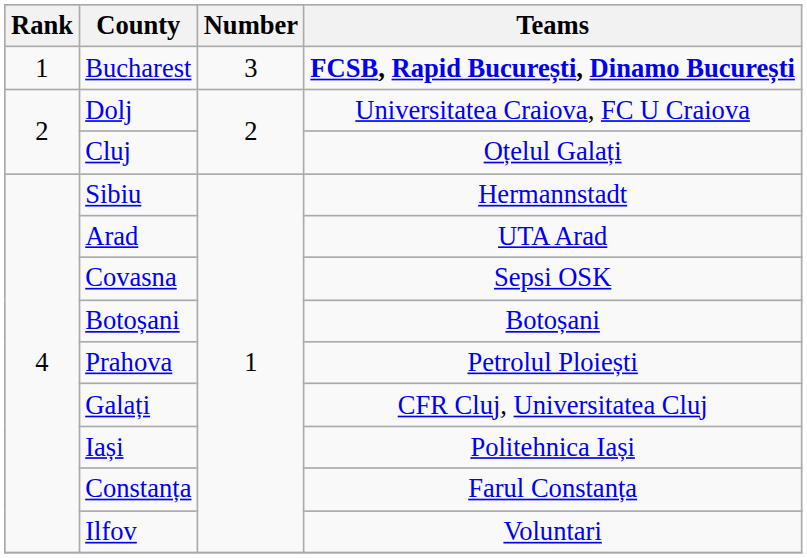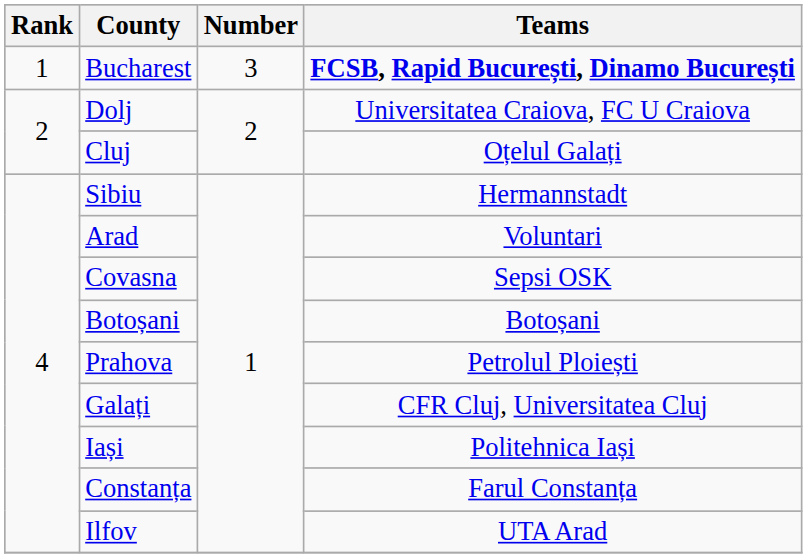(553, 236) UTA Arad -> (553, 236) Voluntari
(553, 531) Voluntari -> (553, 531) UTA Arad
